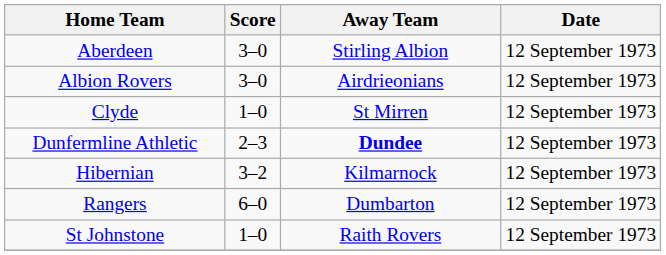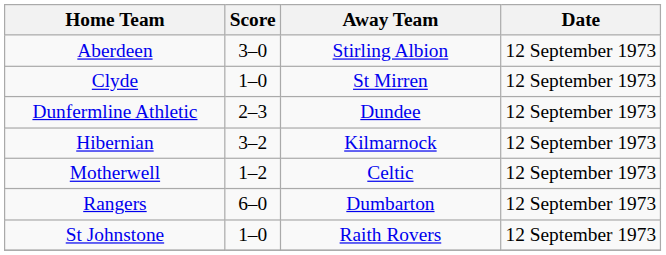- row: (115, 81)
(390, 142) bold -> (390, 111) normal
+ row: (115, 173)
